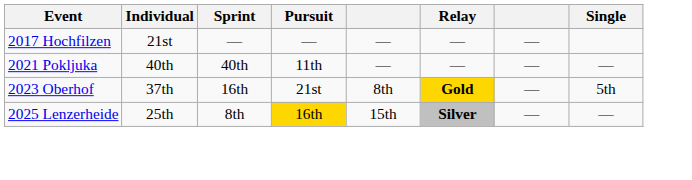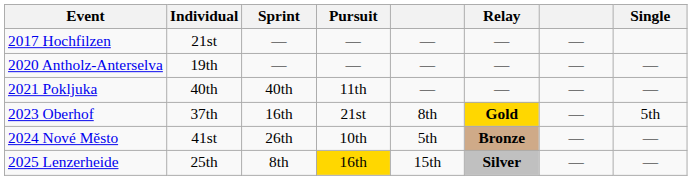+ row: (85, 65)
+ row: (63, 138)
